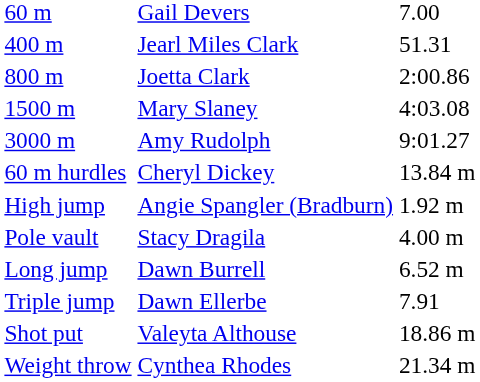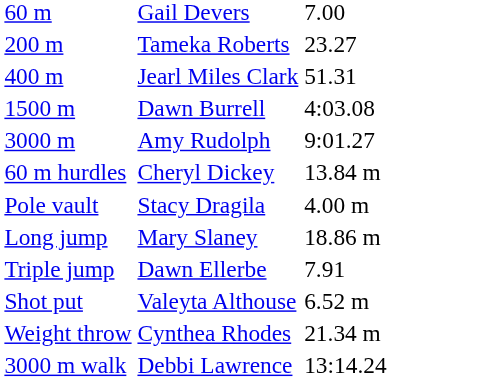+ row: (34, 44)
- row: (34, 76)
(197, 108) Mary Slaney -> (201, 108) Dawn Burrell
- row: (55, 205)
(201, 269) Dawn Burrell -> (197, 237) Mary Slaney
(431, 269) 6.52 m -> (342, 237) 18.86 m
(437, 333) 18.86 m -> (337, 301) 6.52 m
+ row: (65, 365)
